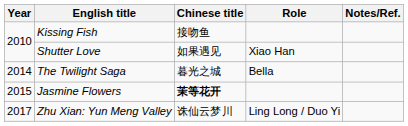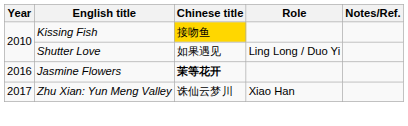(194, 31) no background -> (194, 31) gold background
(272, 52) Xiao Han -> (294, 52) Ling Long / Duo Yi
- row: (81, 71)
(19, 91) 2015 -> (19, 71) 2016
(294, 111) Ling Long / Duo Yi -> (272, 91) Xiao Han
